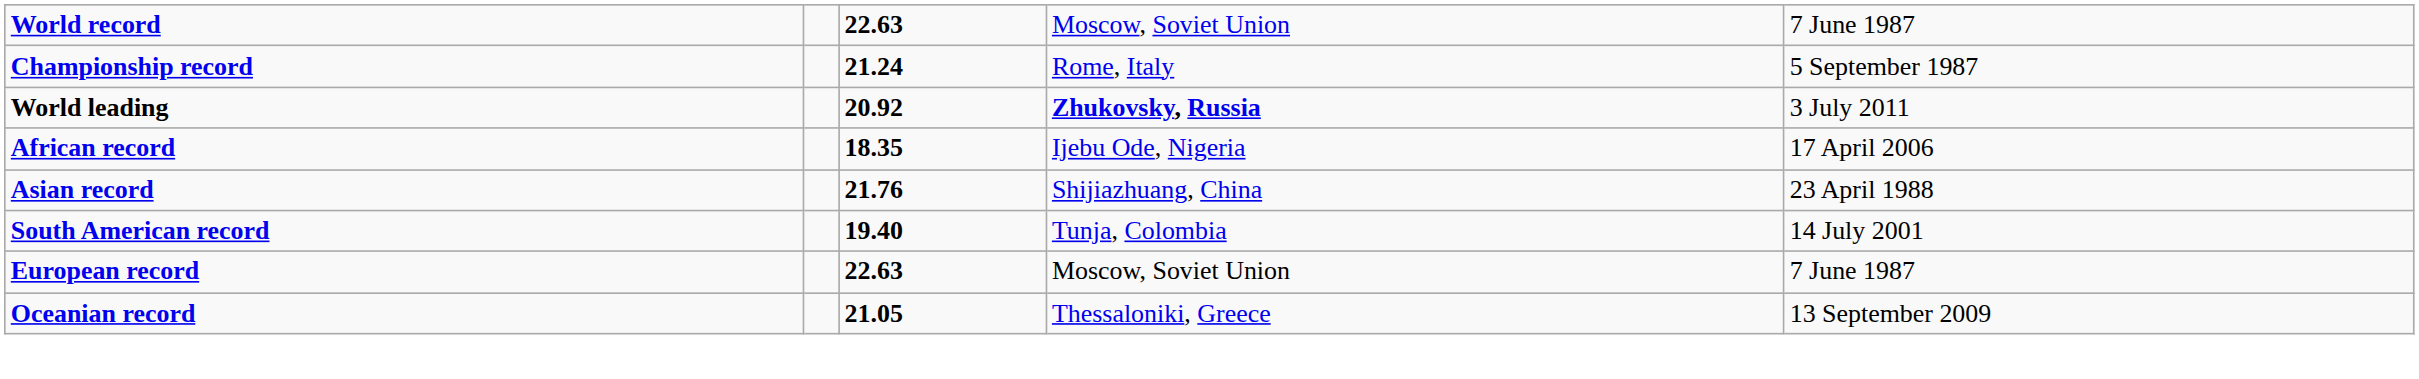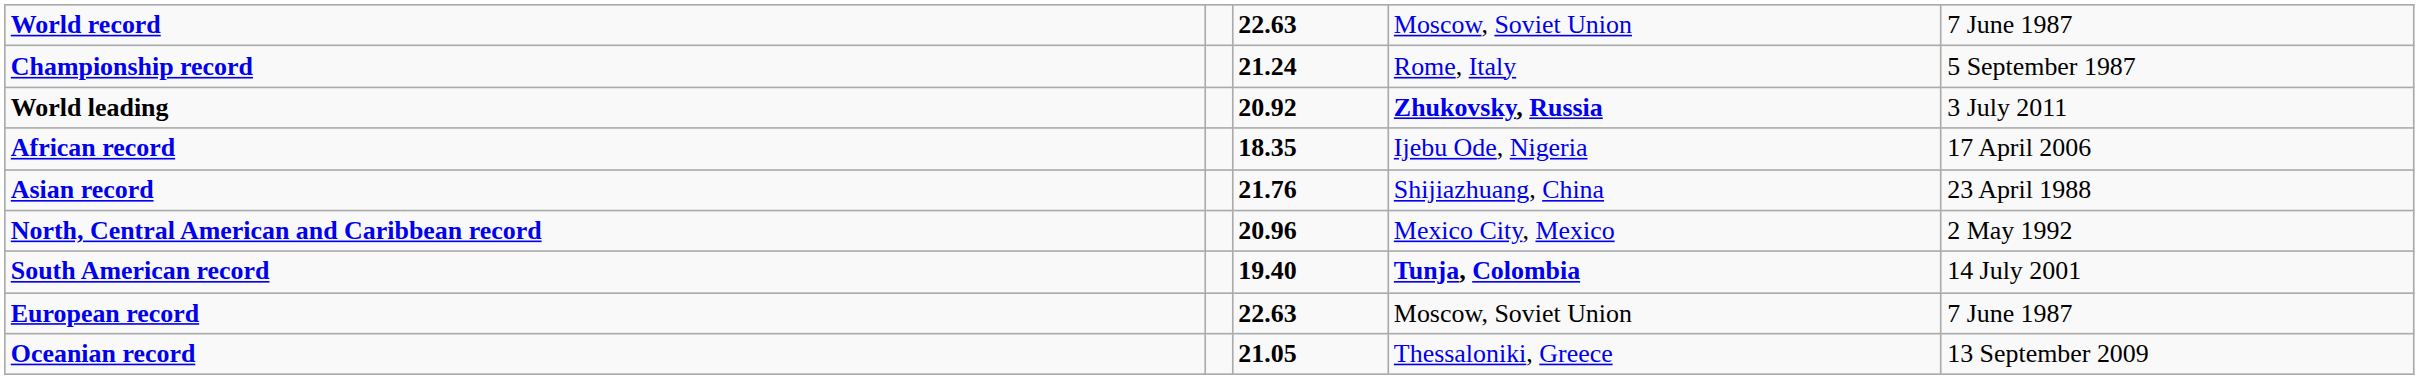+ row: (276, 230)
(1139, 230) normal -> (1487, 271) bold
